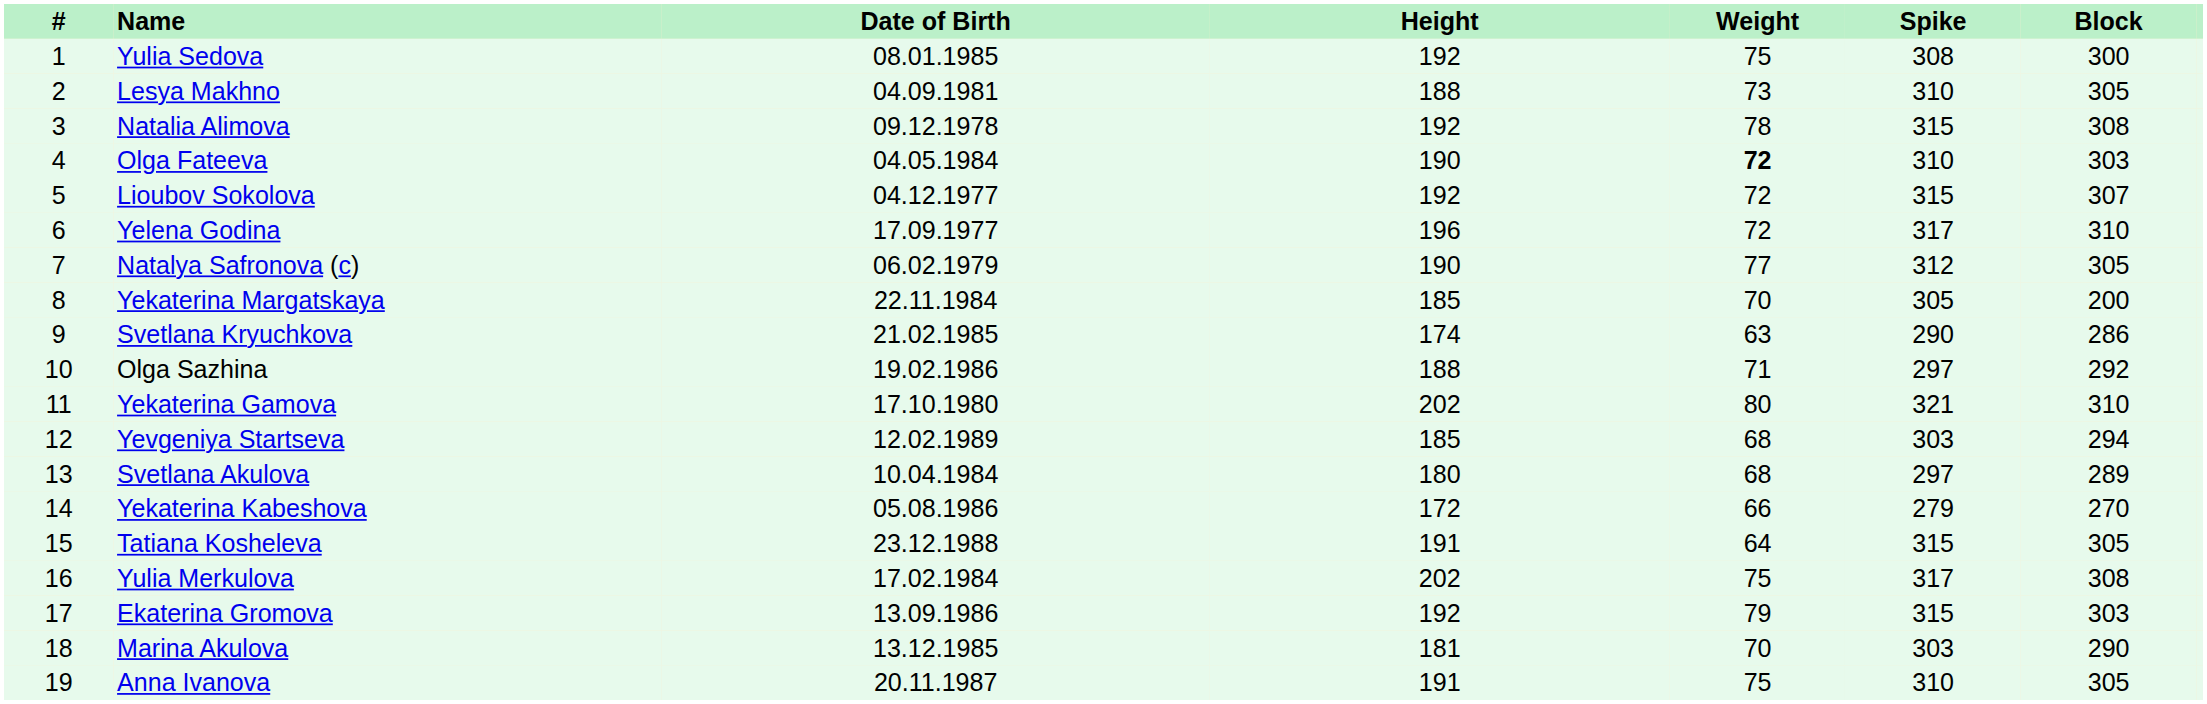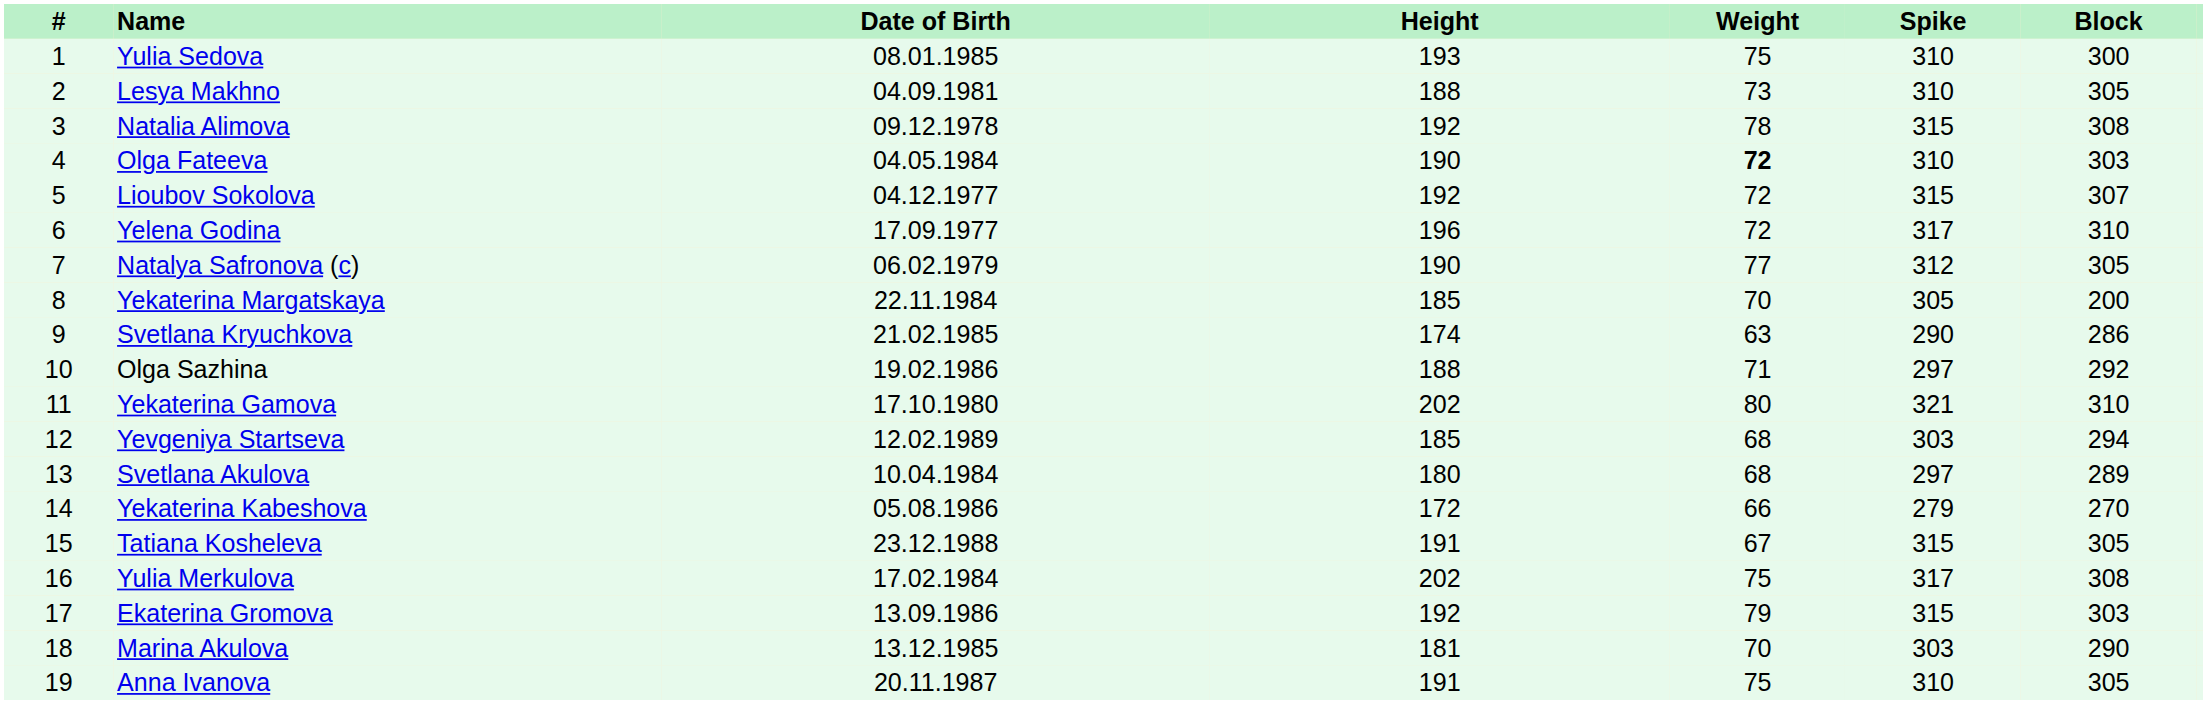(1440, 56) 192 -> (1440, 56) 193
(1933, 56) 308 -> (1933, 56) 310
(1758, 543) 64 -> (1758, 543) 67
